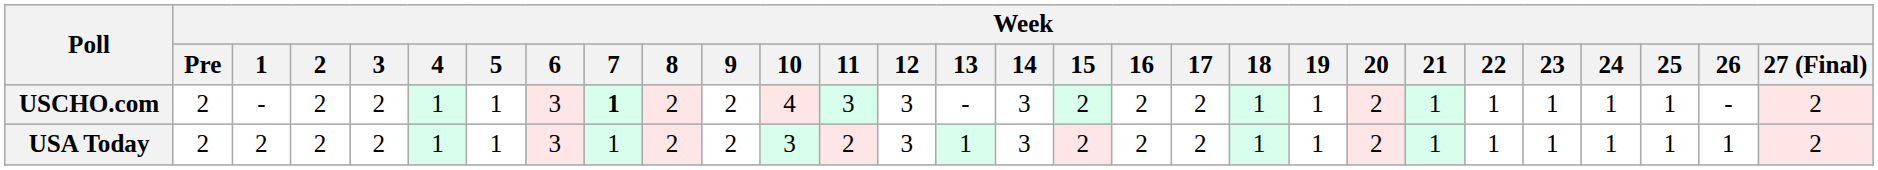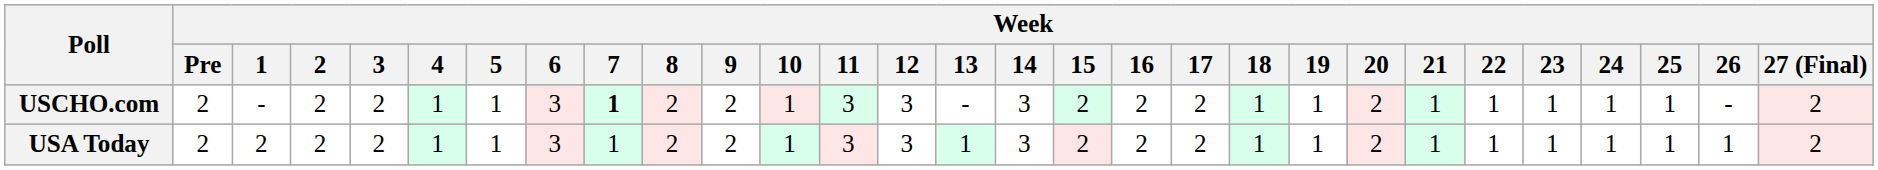(789, 104) 4 -> (789, 104) 1
(789, 143) 3 -> (789, 143) 1
(848, 143) 2 -> (848, 143) 3
